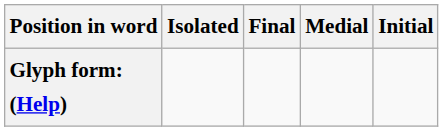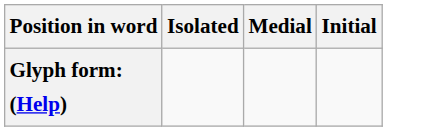- column: (272, 26)
